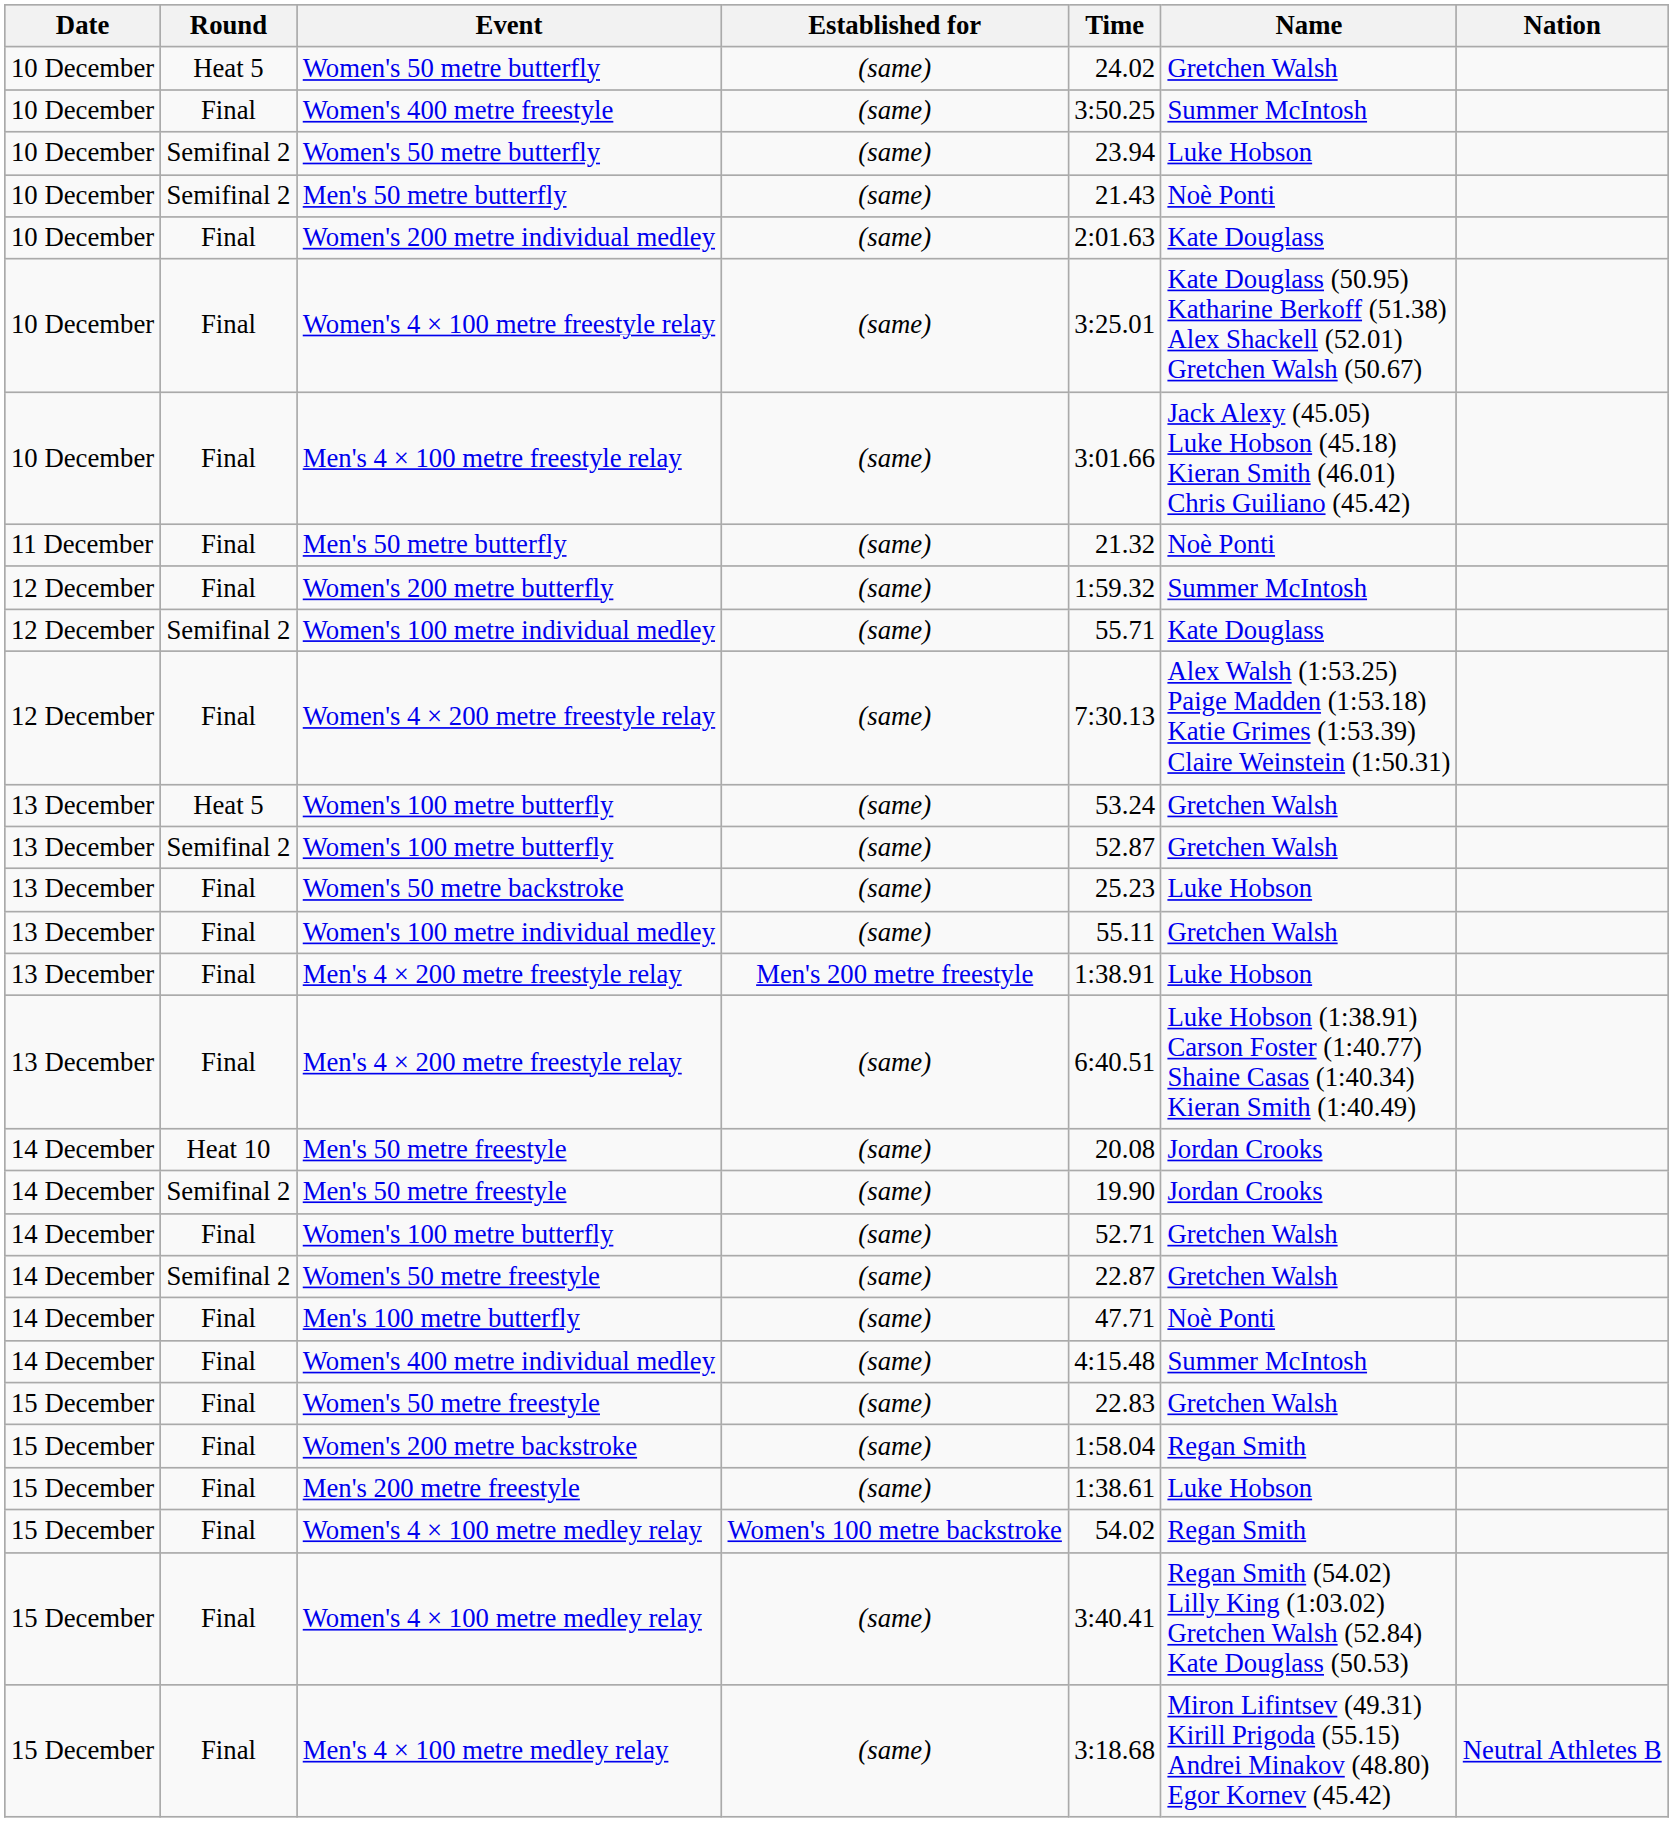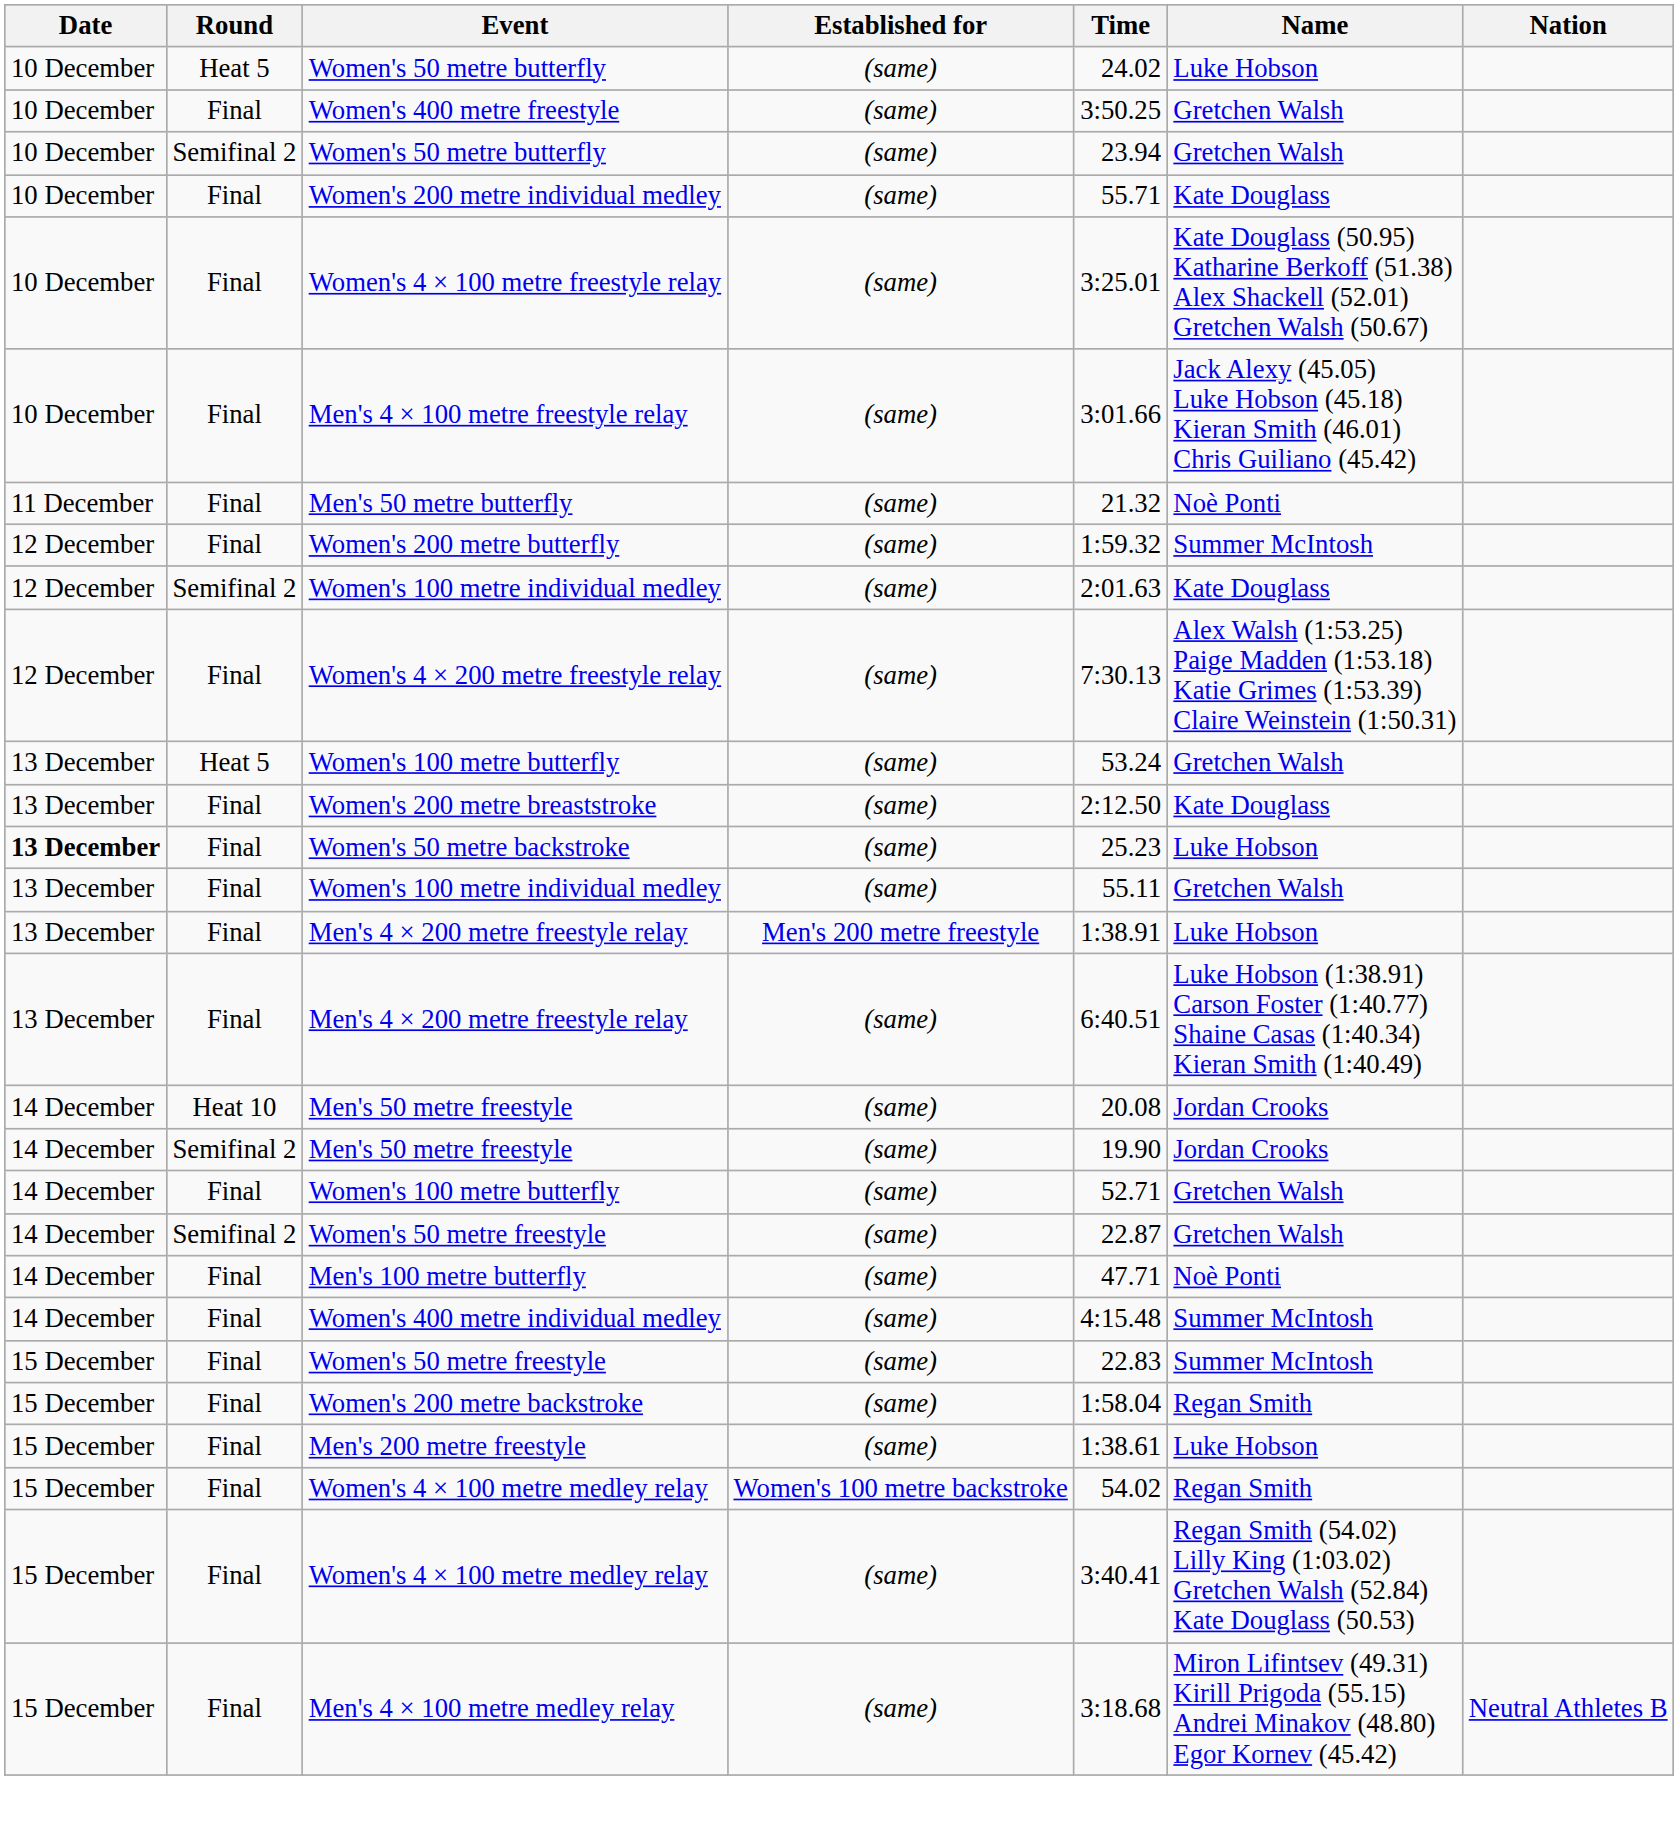(1253, 68) Gretchen Walsh -> (1246, 68) Luke Hobson
(1267, 110) Summer McIntosh -> (1258, 110) Gretchen Walsh
(1240, 152) Luke Hobson -> (1258, 152) Gretchen Walsh
- row: (228, 195)
(1115, 237) 2:01.63 -> (1131, 195) 55.71
(1125, 629) 55.71 -> (1121, 587) 2:01.63
- row: (228, 847)
+ row: (234, 804)
(83, 889) normal -> (86, 847) bold
(1253, 1403) Gretchen Walsh -> (1273, 1361) Summer McIntosh
